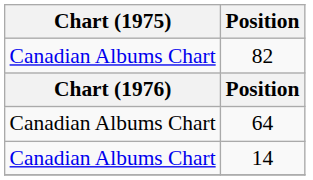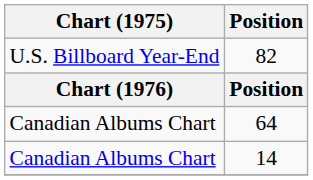(113, 55) Canadian Albums Chart -> (115, 55) U.S. Billboard Year-End
